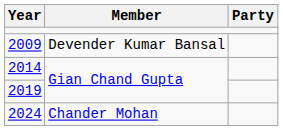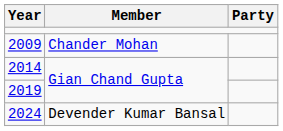(137, 46) Devender Kumar Bansal -> (103, 46) Chander Mohan
(103, 114) Chander Mohan -> (137, 114) Devender Kumar Bansal
